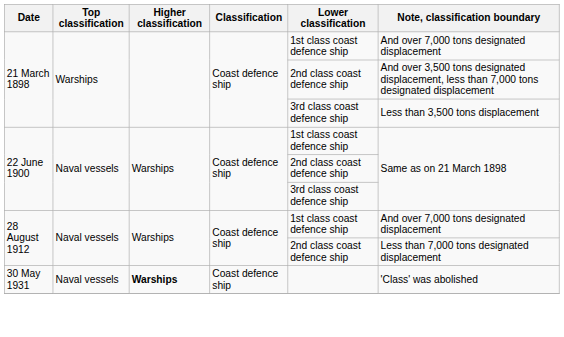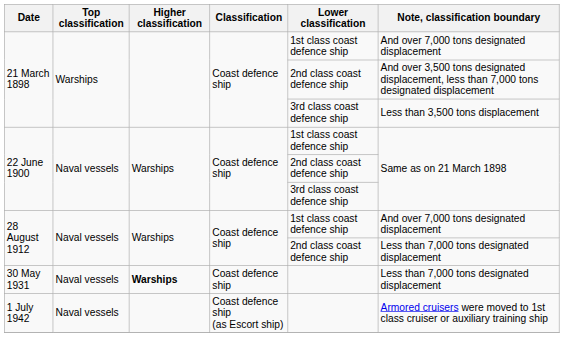(429, 279) 'Class' was abolished -> (455, 279) Less than 7,000 tons designated displacement
+ row: (20, 313)
